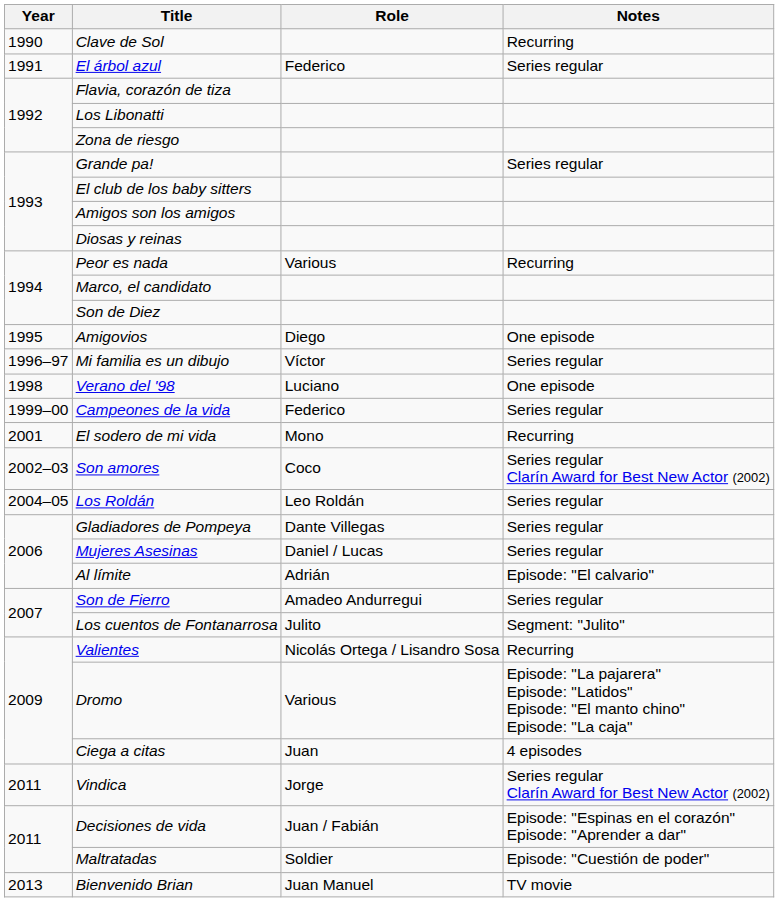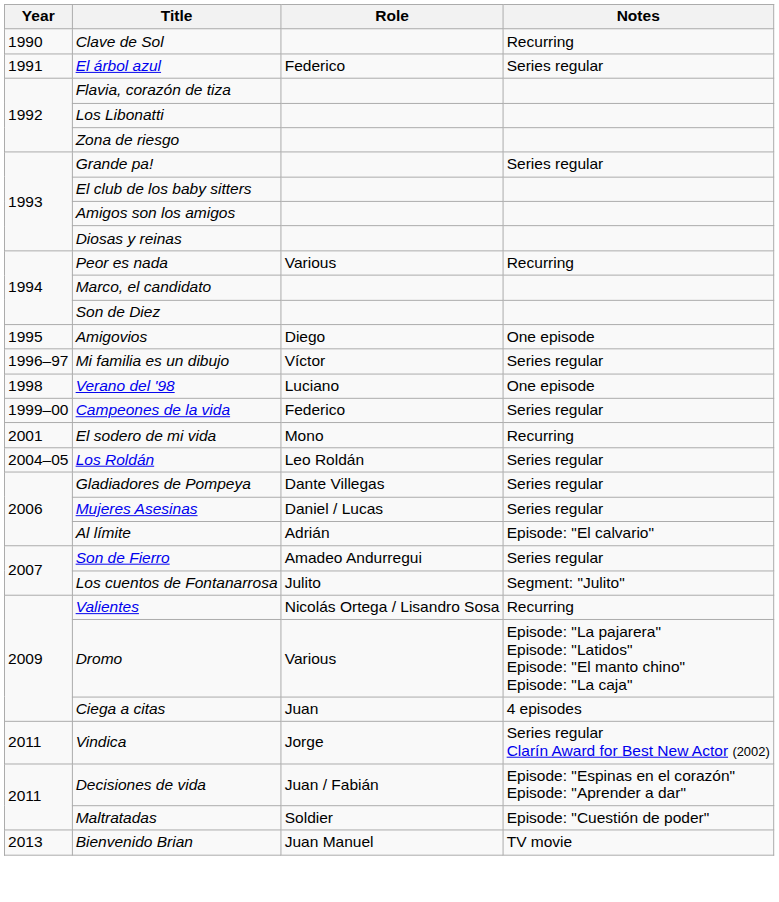- row: (117, 468)
